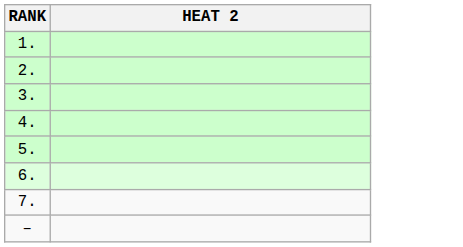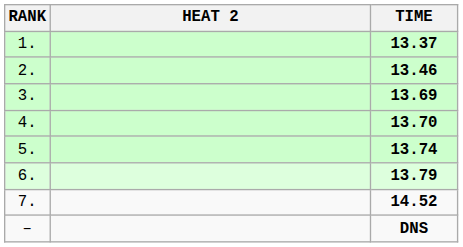+ column: (414, 18)
